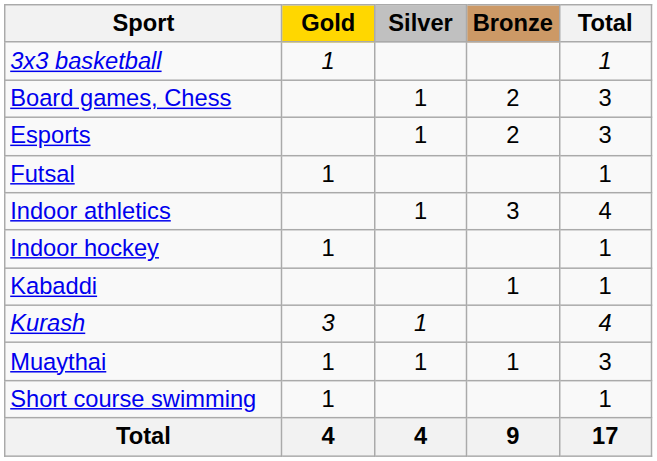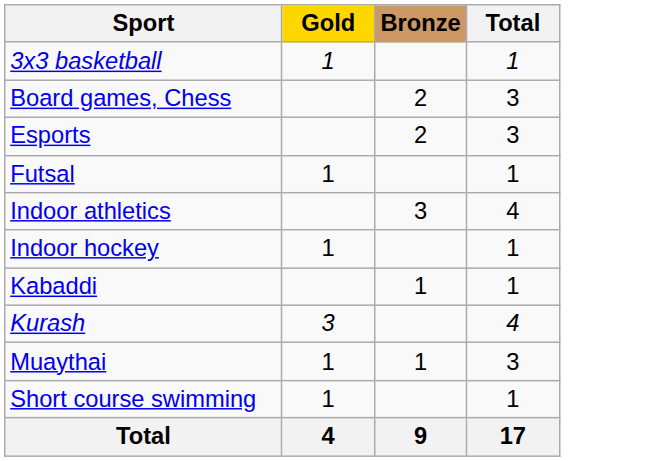- column: (421, 23)
